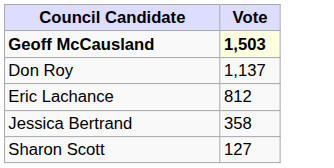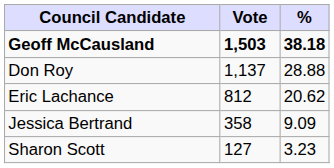+ column: (305, 17)
(245, 44) lightyellow background -> (245, 44) no background
